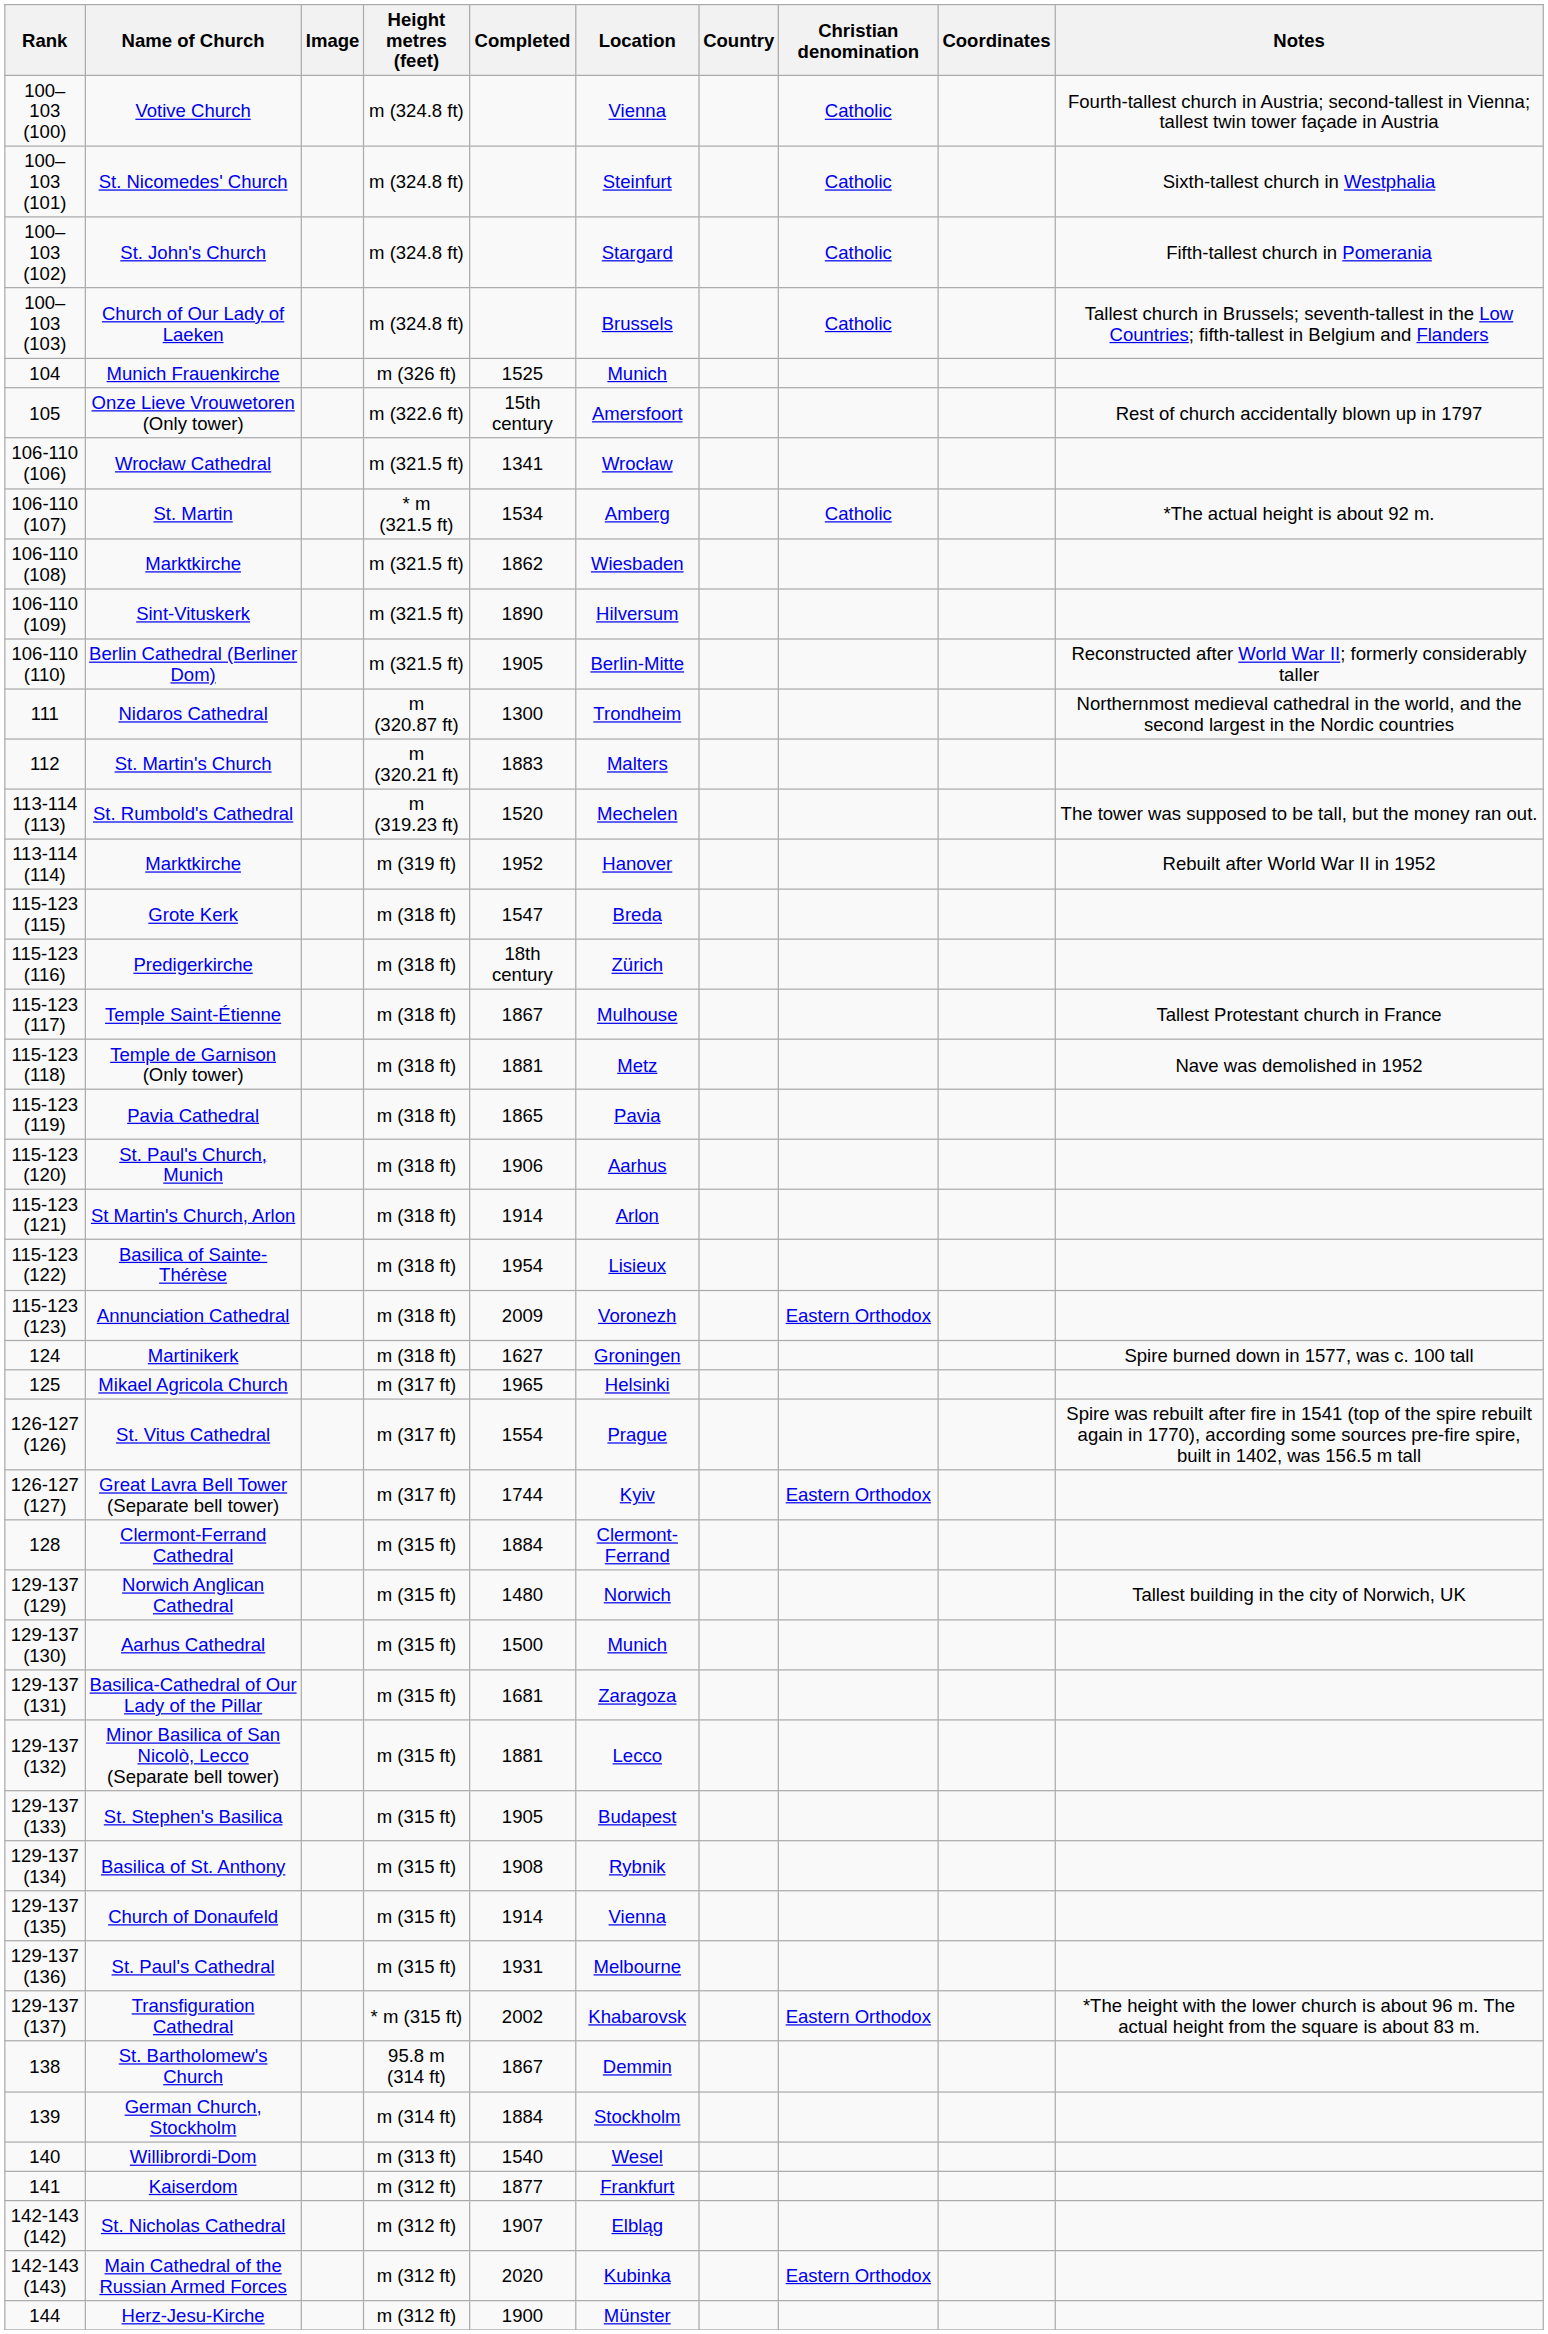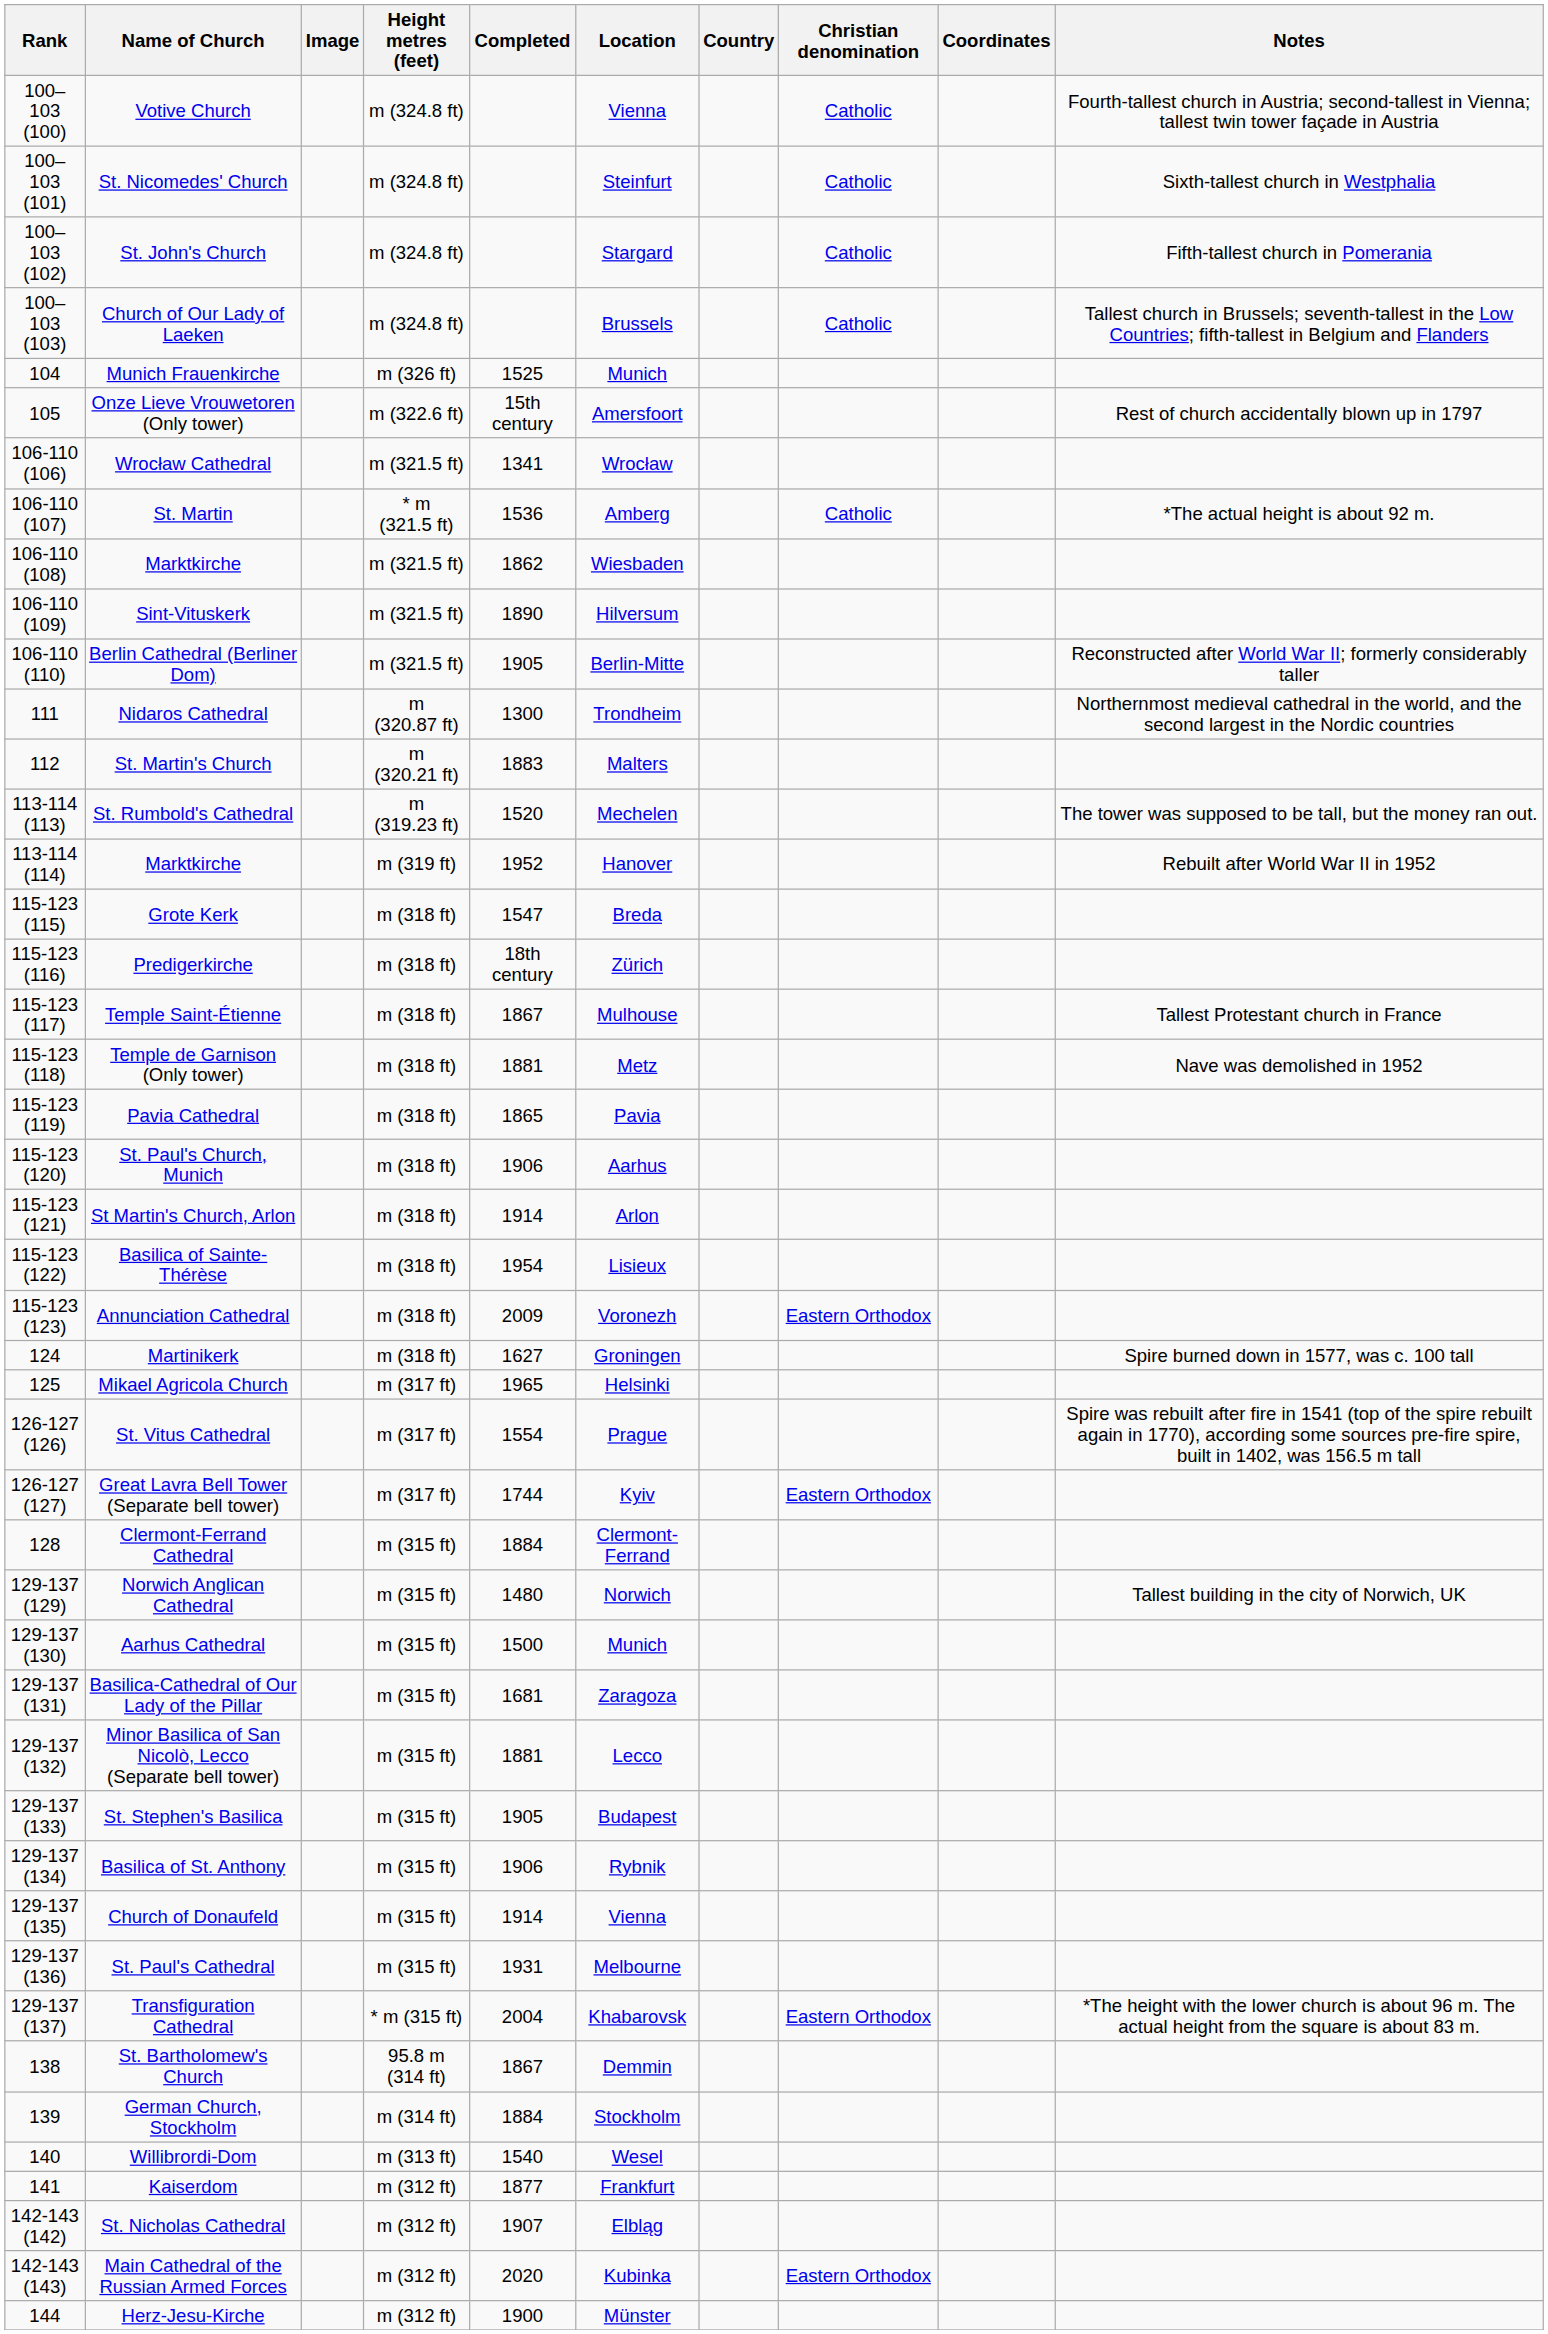(522, 513) 1534 -> (522, 513) 1536
(522, 1866) 1908 -> (522, 1866) 1906
(522, 2016) 2002 -> (522, 2016) 2004
